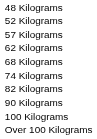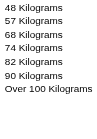- row: (34, 21)
- row: (34, 48)
- row: (37, 116)
